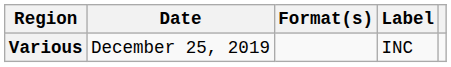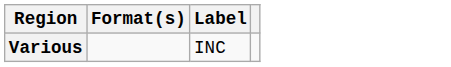- column: (180, 19)
